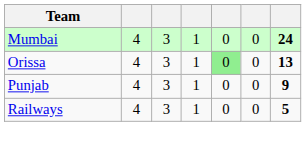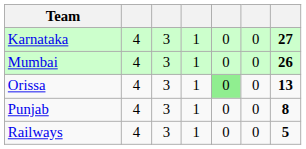+ row: (38, 39)
(285, 39) 24 -> (285, 62) 26
(285, 86) 9 -> (285, 109) 8
